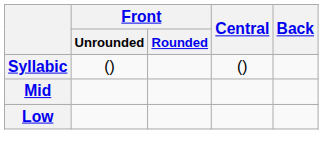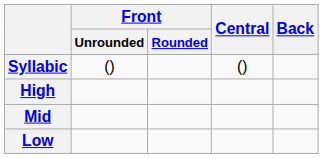+ row: (38, 91)
